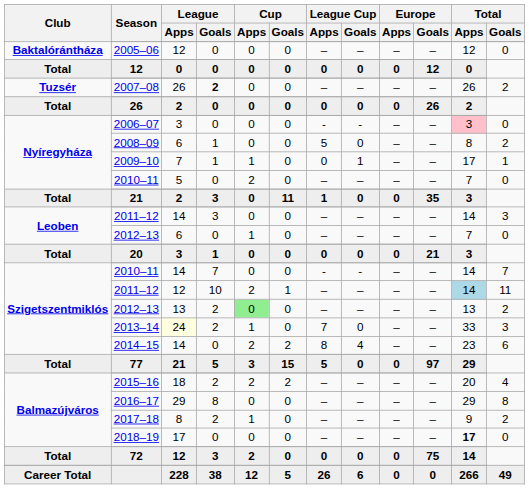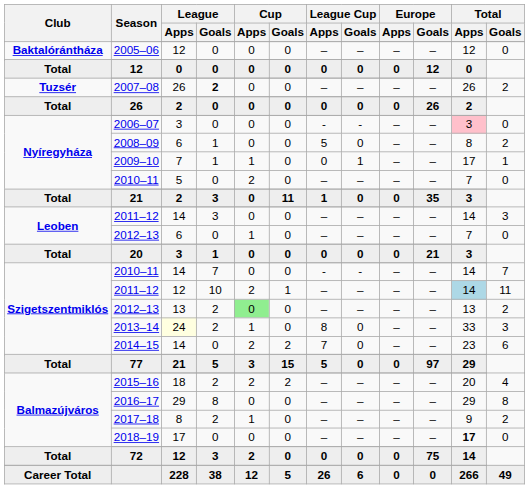(324, 327) 7 -> (324, 327) 8
(324, 346) 8 -> (324, 346) 7
(360, 346) 4 -> (360, 346) 0
